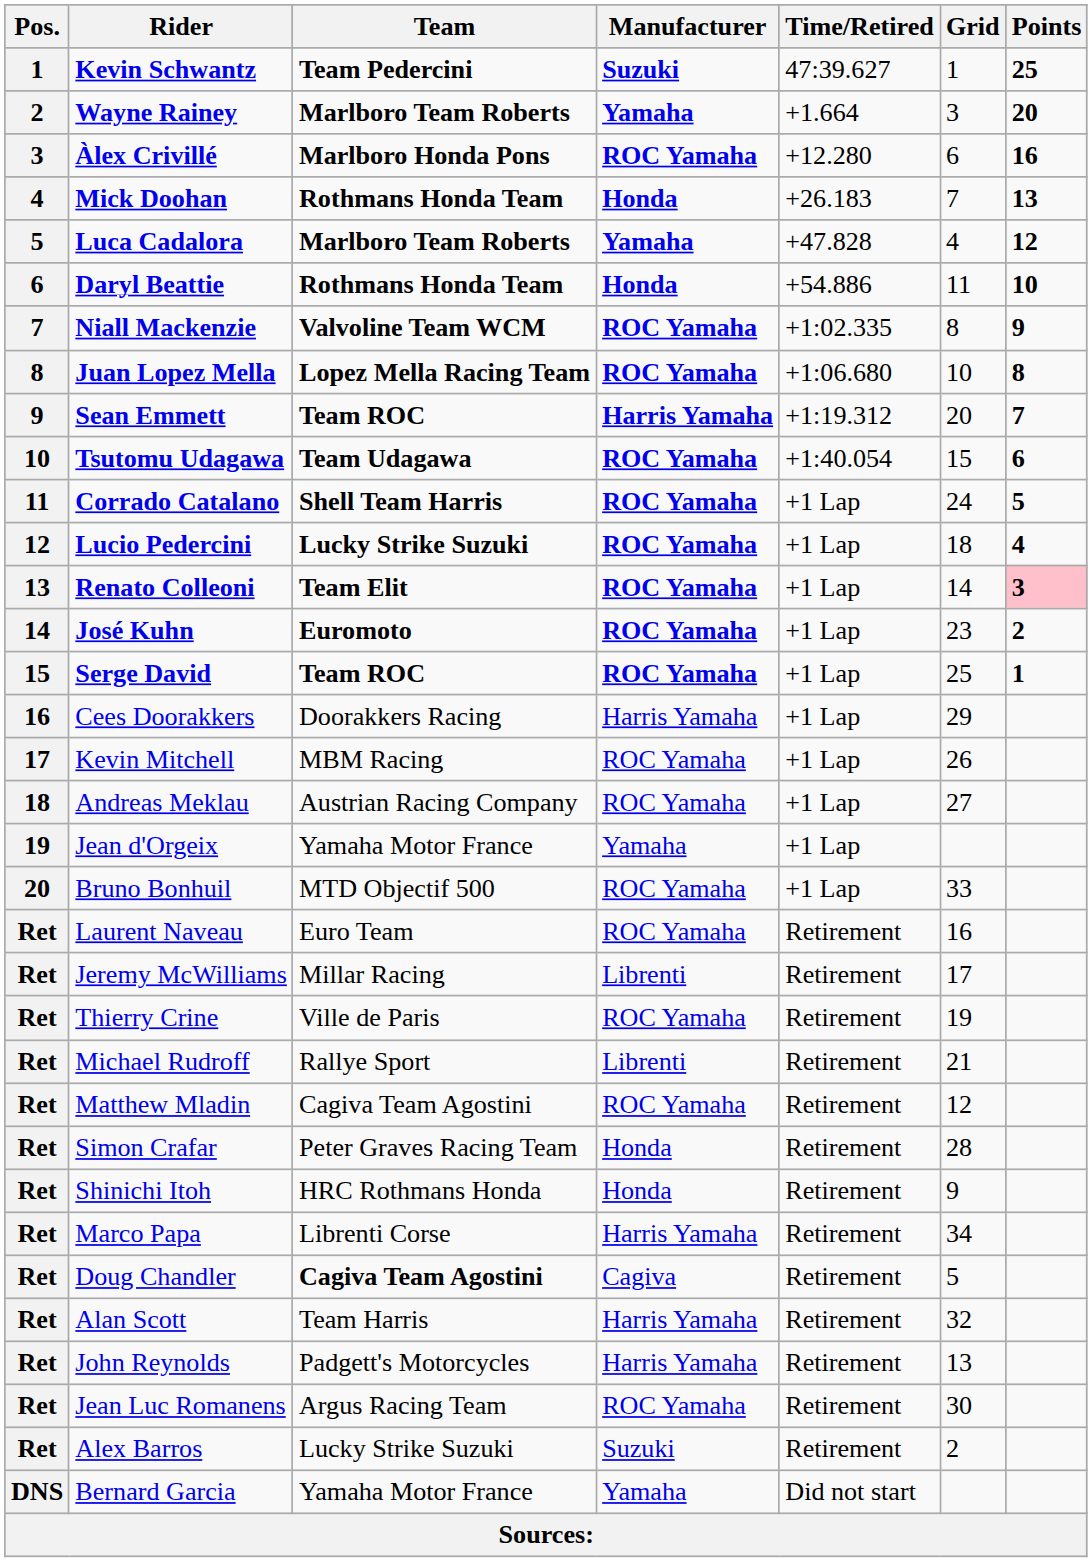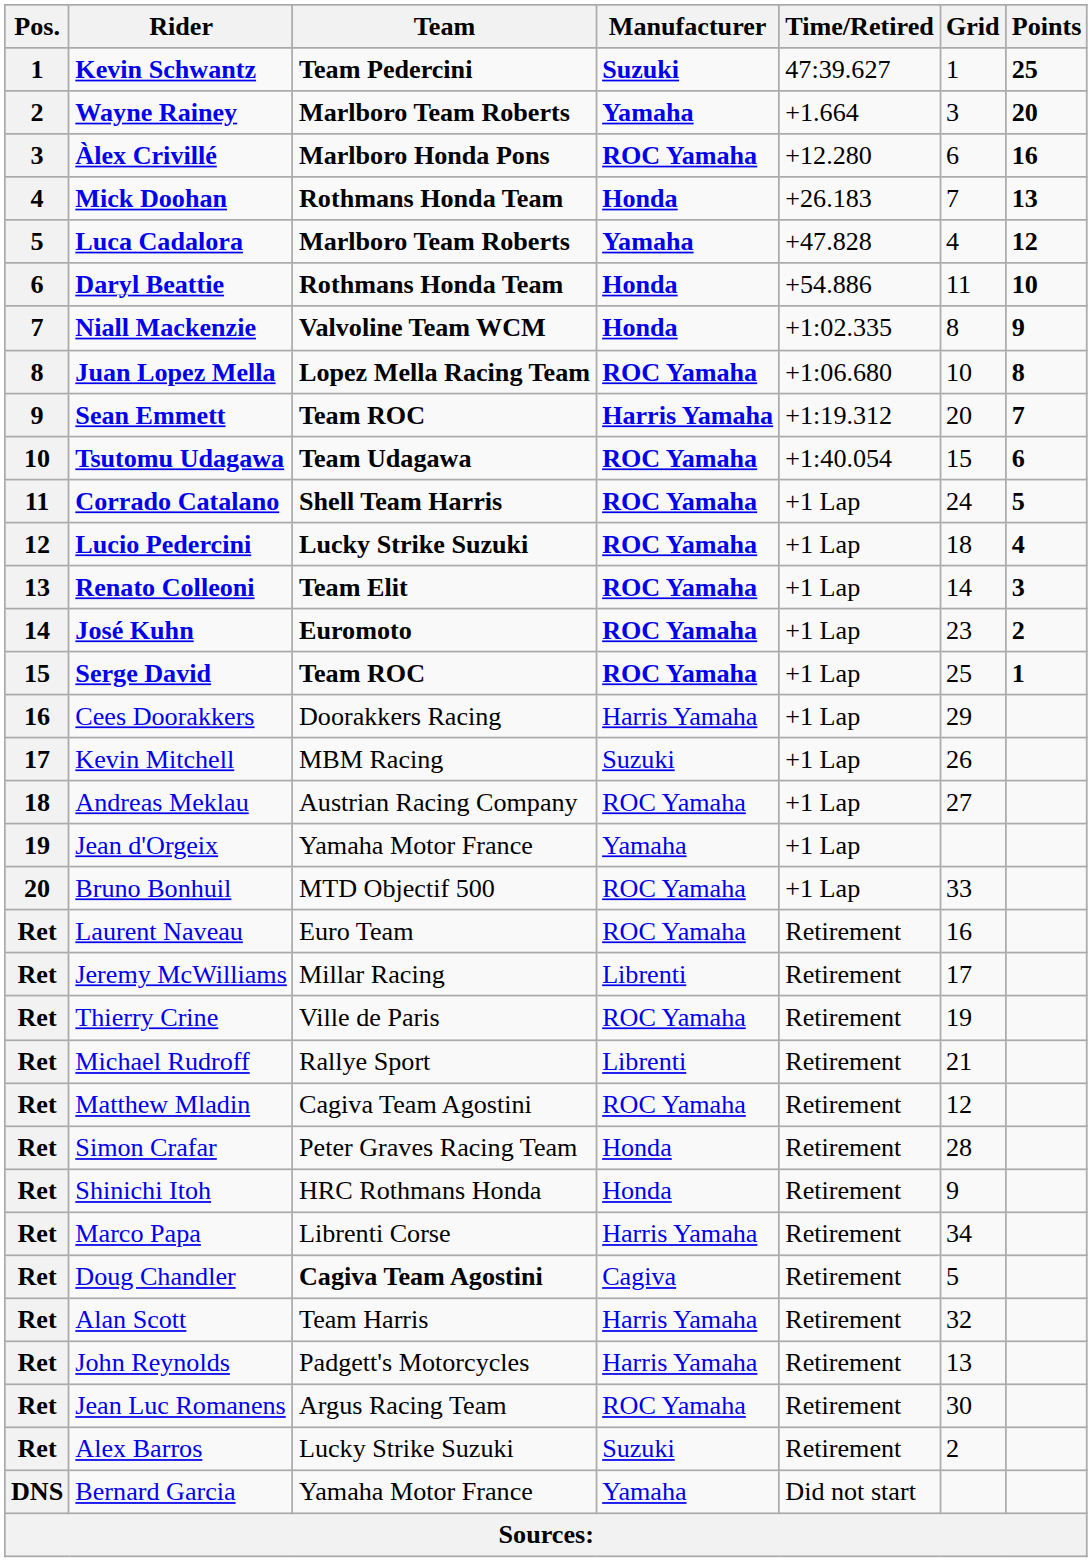(680, 327) ROC Yamaha -> (640, 327) Honda
(1018, 586) pink background -> (1018, 586) no background
(674, 759) ROC Yamaha -> (638, 759) Suzuki
